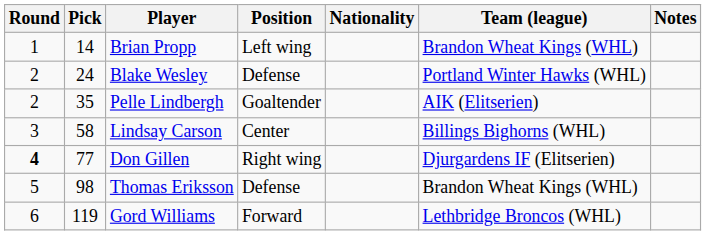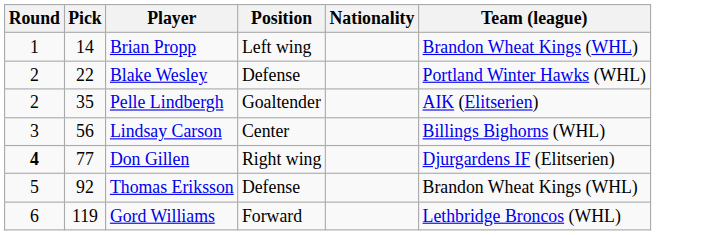- column: (675, 18)
(85, 74) 24 -> (85, 74) 22
(85, 131) 58 -> (85, 131) 56
(85, 187) 98 -> (85, 187) 92
